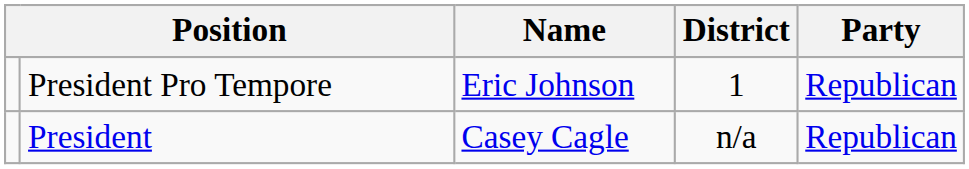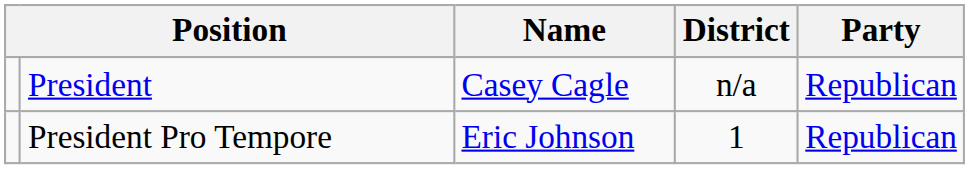rows swapped: (90, 136) <-> (180, 83)
